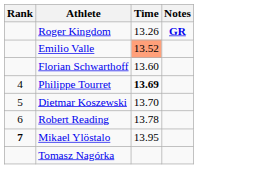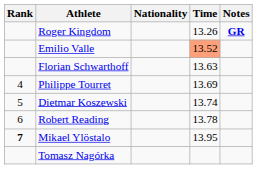+ column: (160, 13)
(146, 66) 13.60 -> (205, 66) 13.63
(146, 84) bold -> (205, 84) normal
(146, 102) 13.70 -> (205, 102) 13.74
